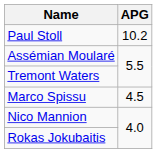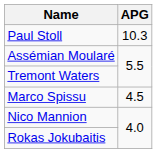(135, 35) 10.2 -> (135, 35) 10.3
